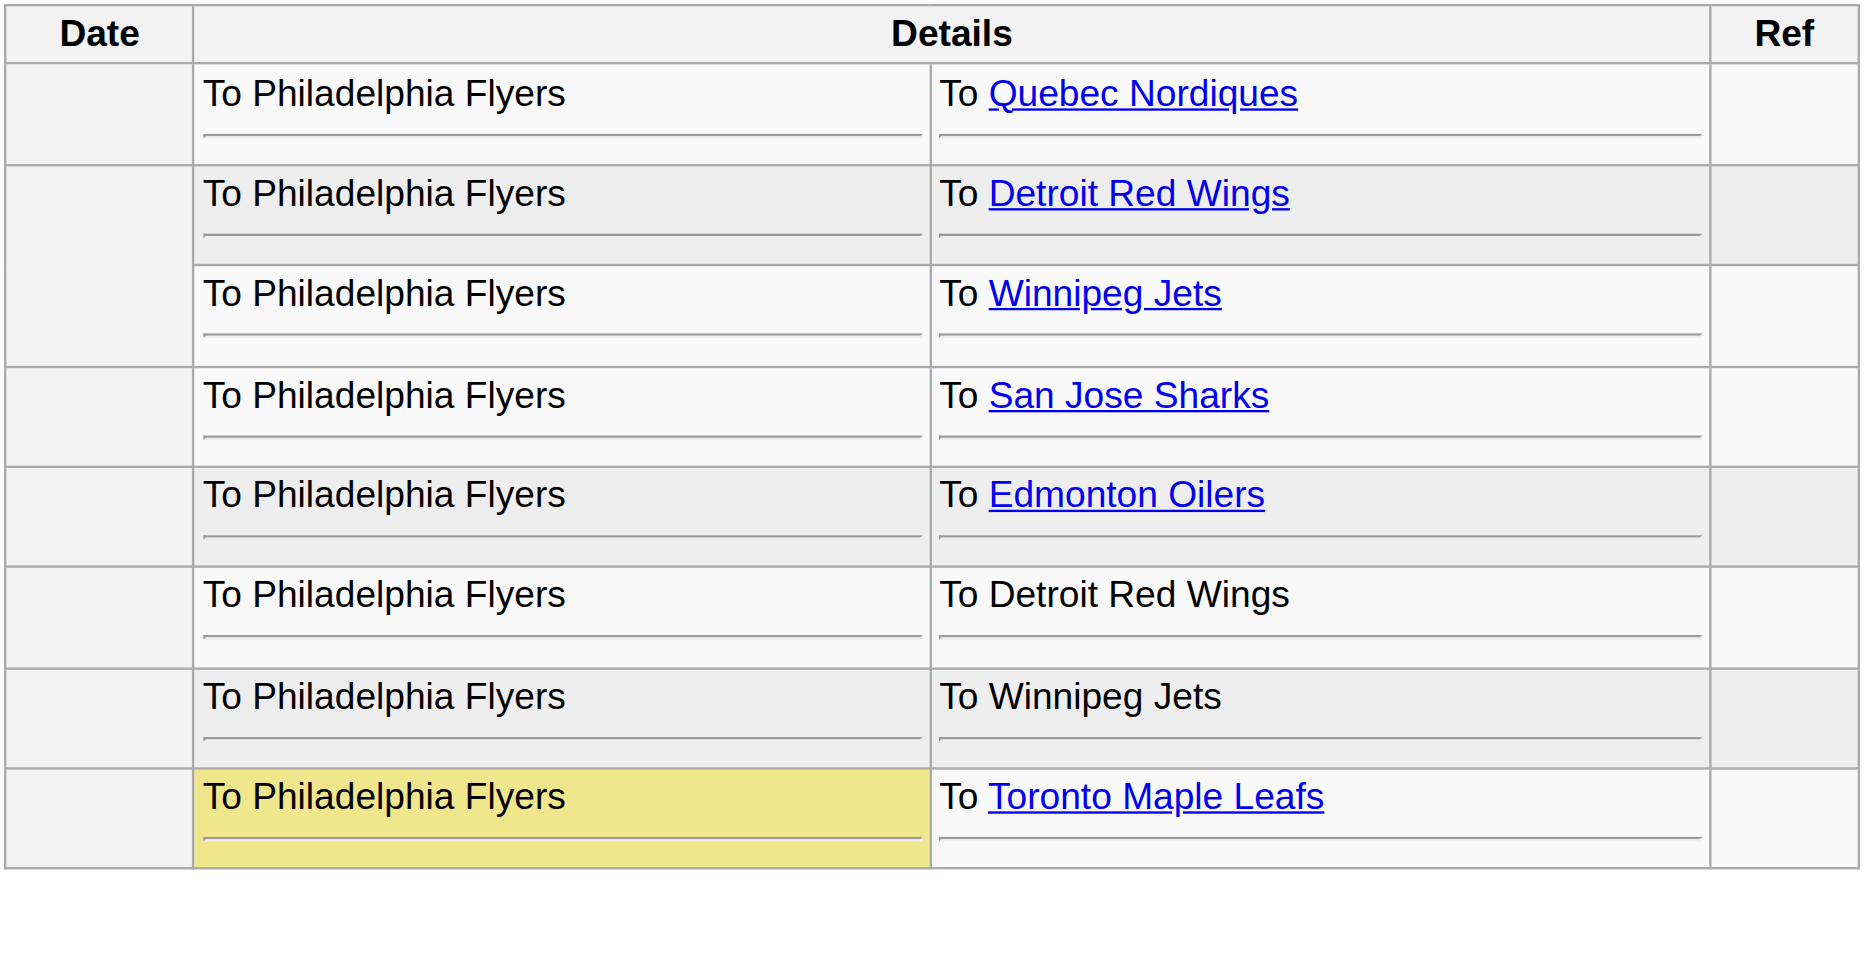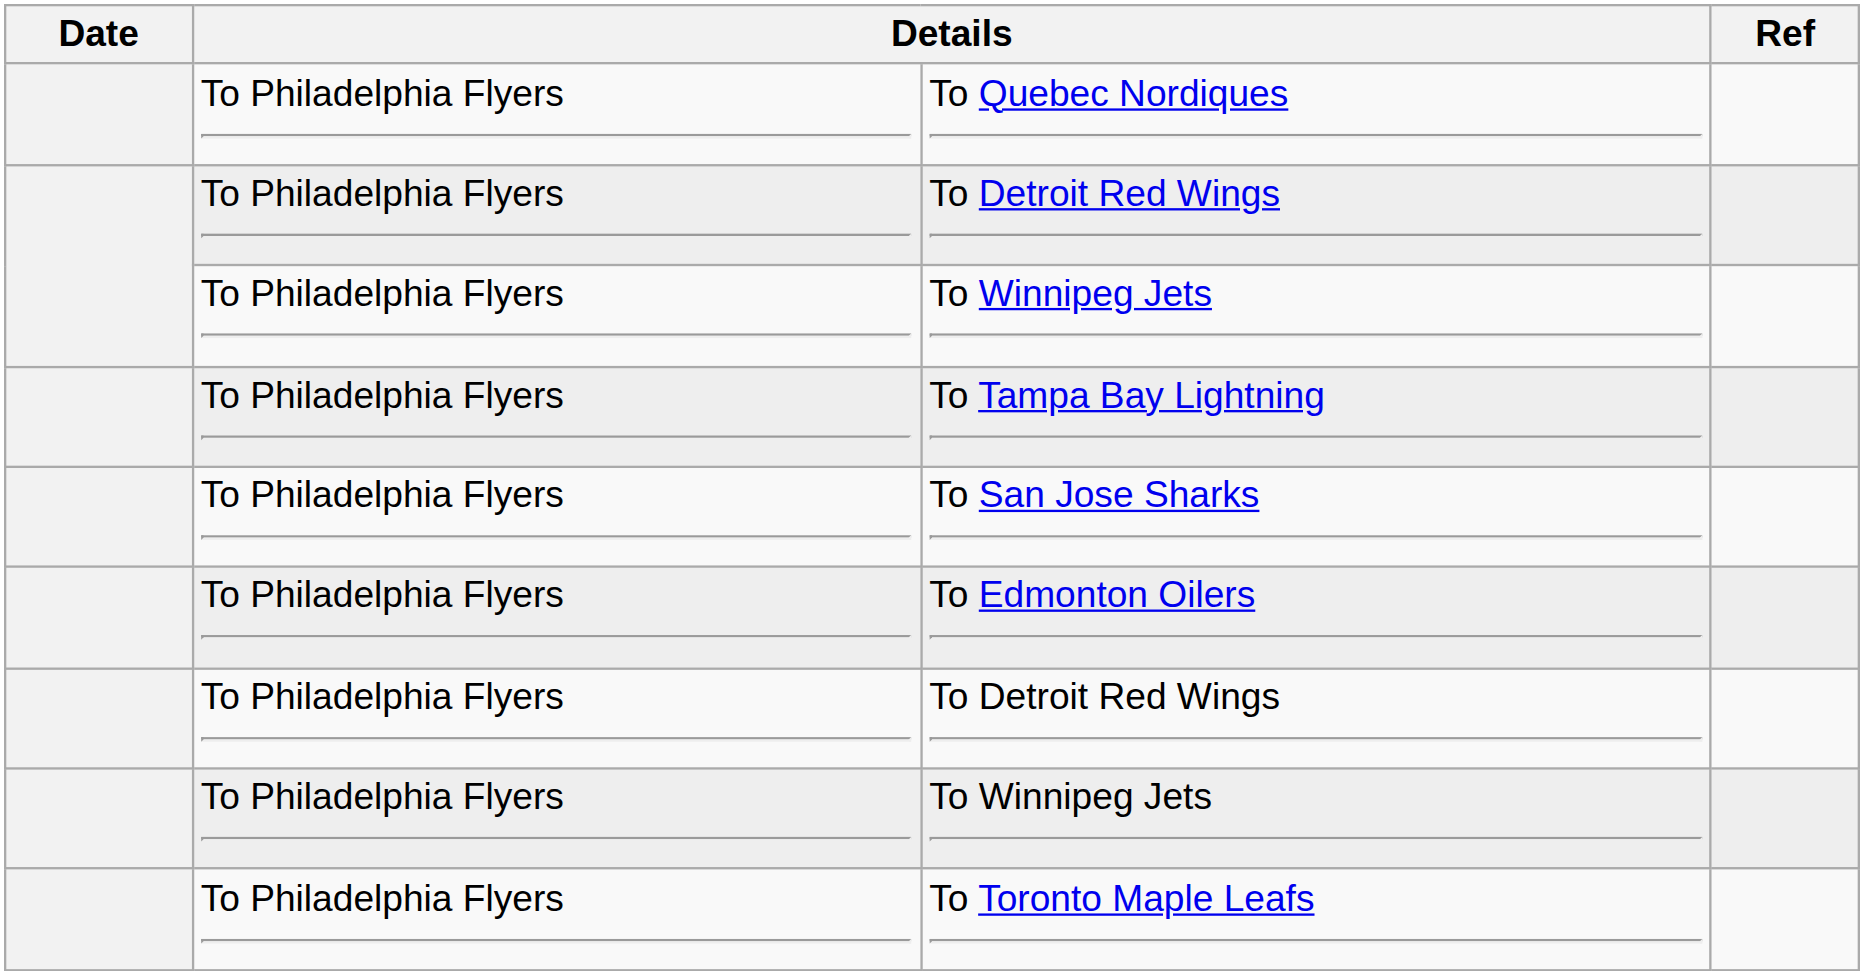+ row: (99, 416)
(562, 809) khaki background -> (556, 910) no background
